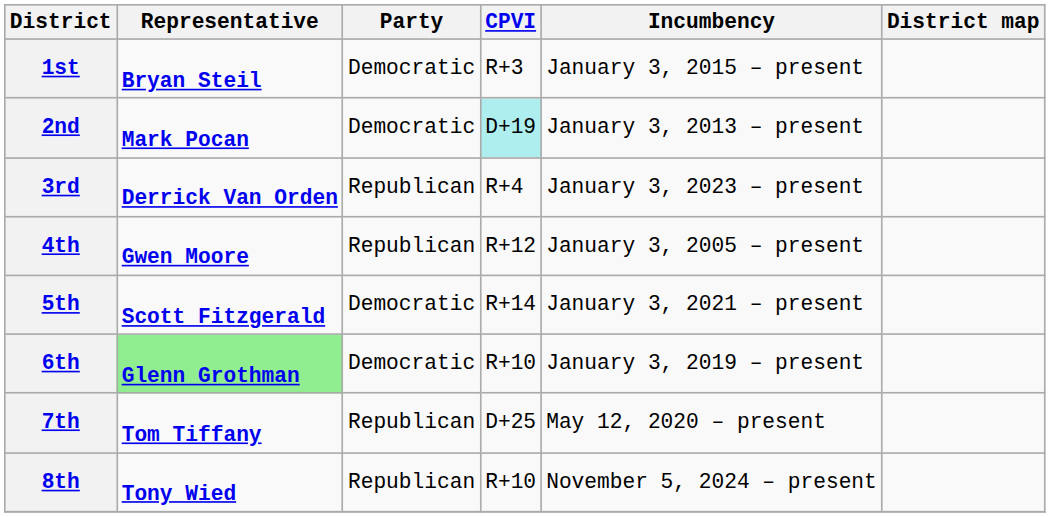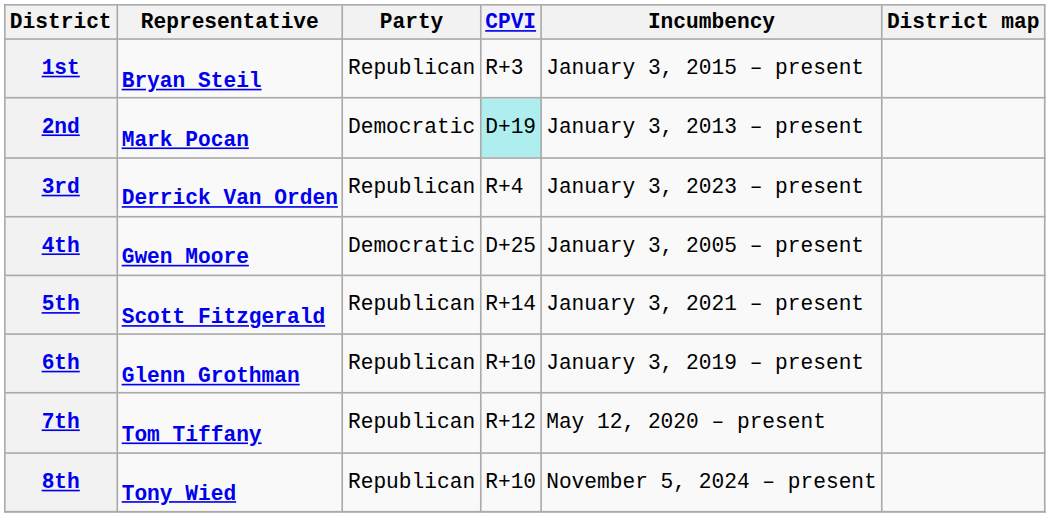(412, 69) Democratic -> (412, 69) Republican
(412, 246) Republican -> (412, 246) Democratic
(511, 246) R+12 -> (511, 246) D+25
(412, 305) Democratic -> (412, 305) Republican
(211, 376) lightgreen background -> (211, 376) no background
(412, 364) Democratic -> (412, 364) Republican
(511, 423) D+25 -> (511, 423) R+12
